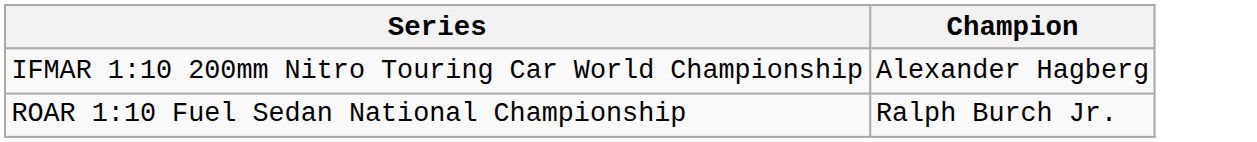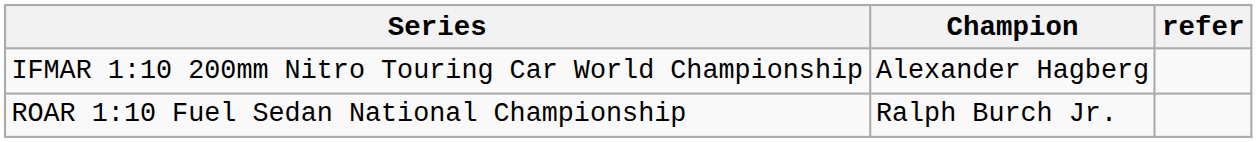+ column: (1203, 27)
